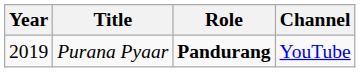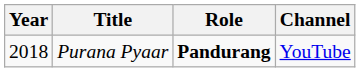(29, 50) 2019 -> (29, 50) 2018
